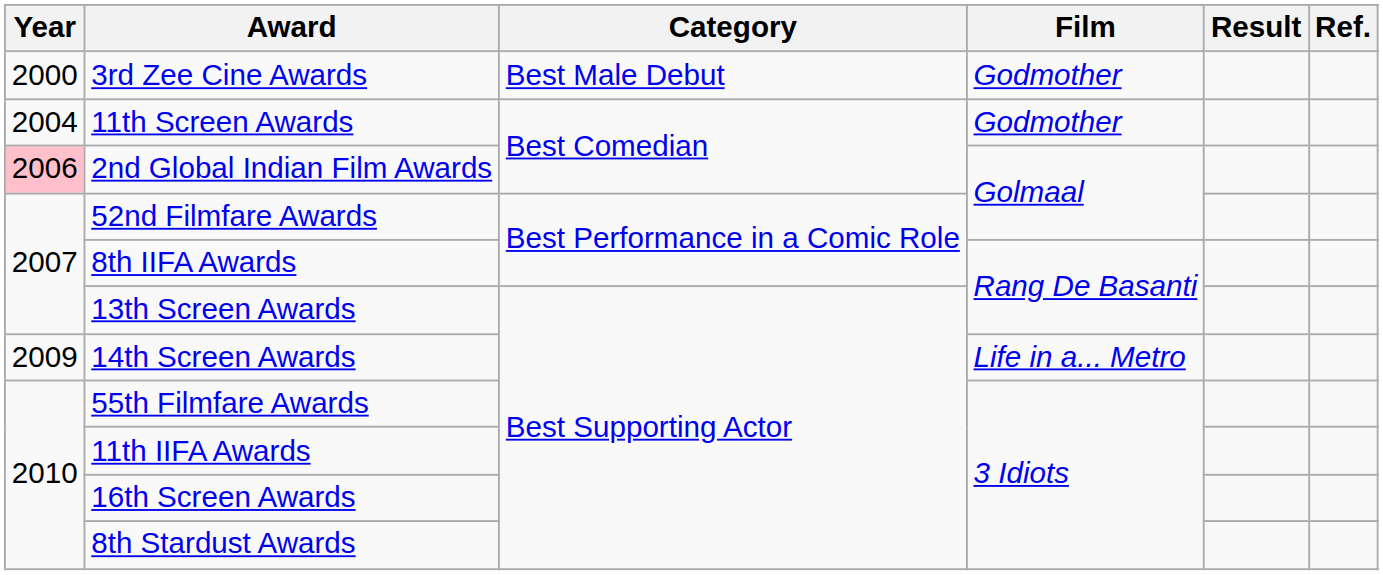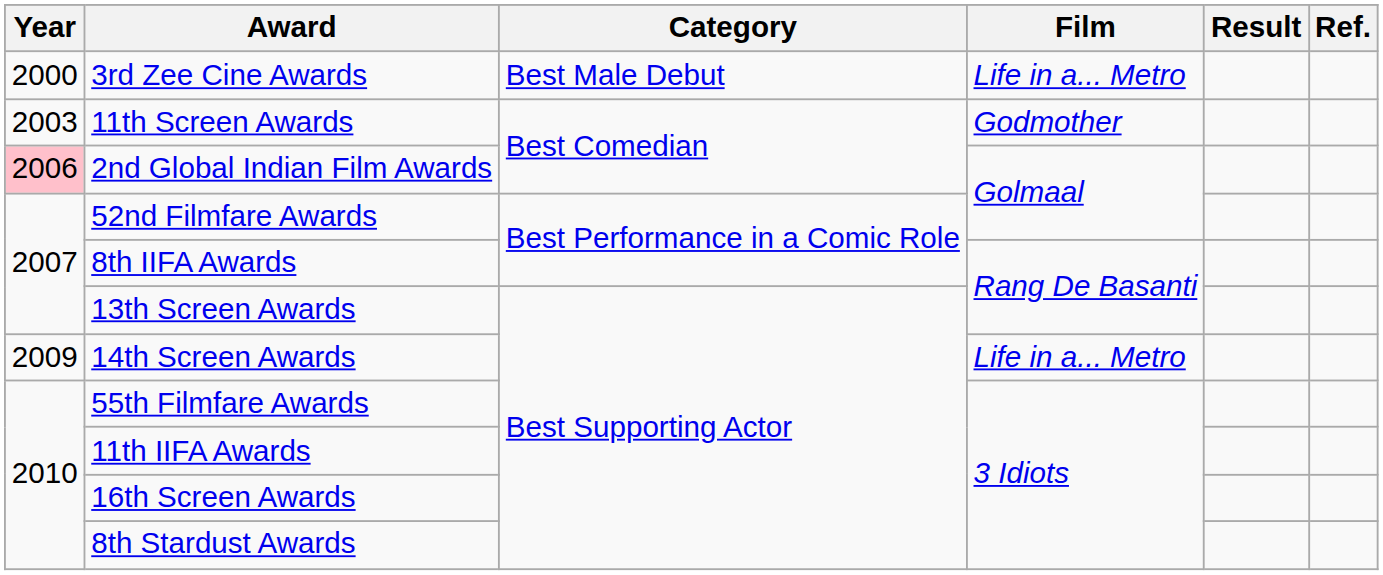(1048, 74) Godmother -> (1080, 74) Life in a... Metro
(45, 121) 2004 -> (45, 121) 2003
